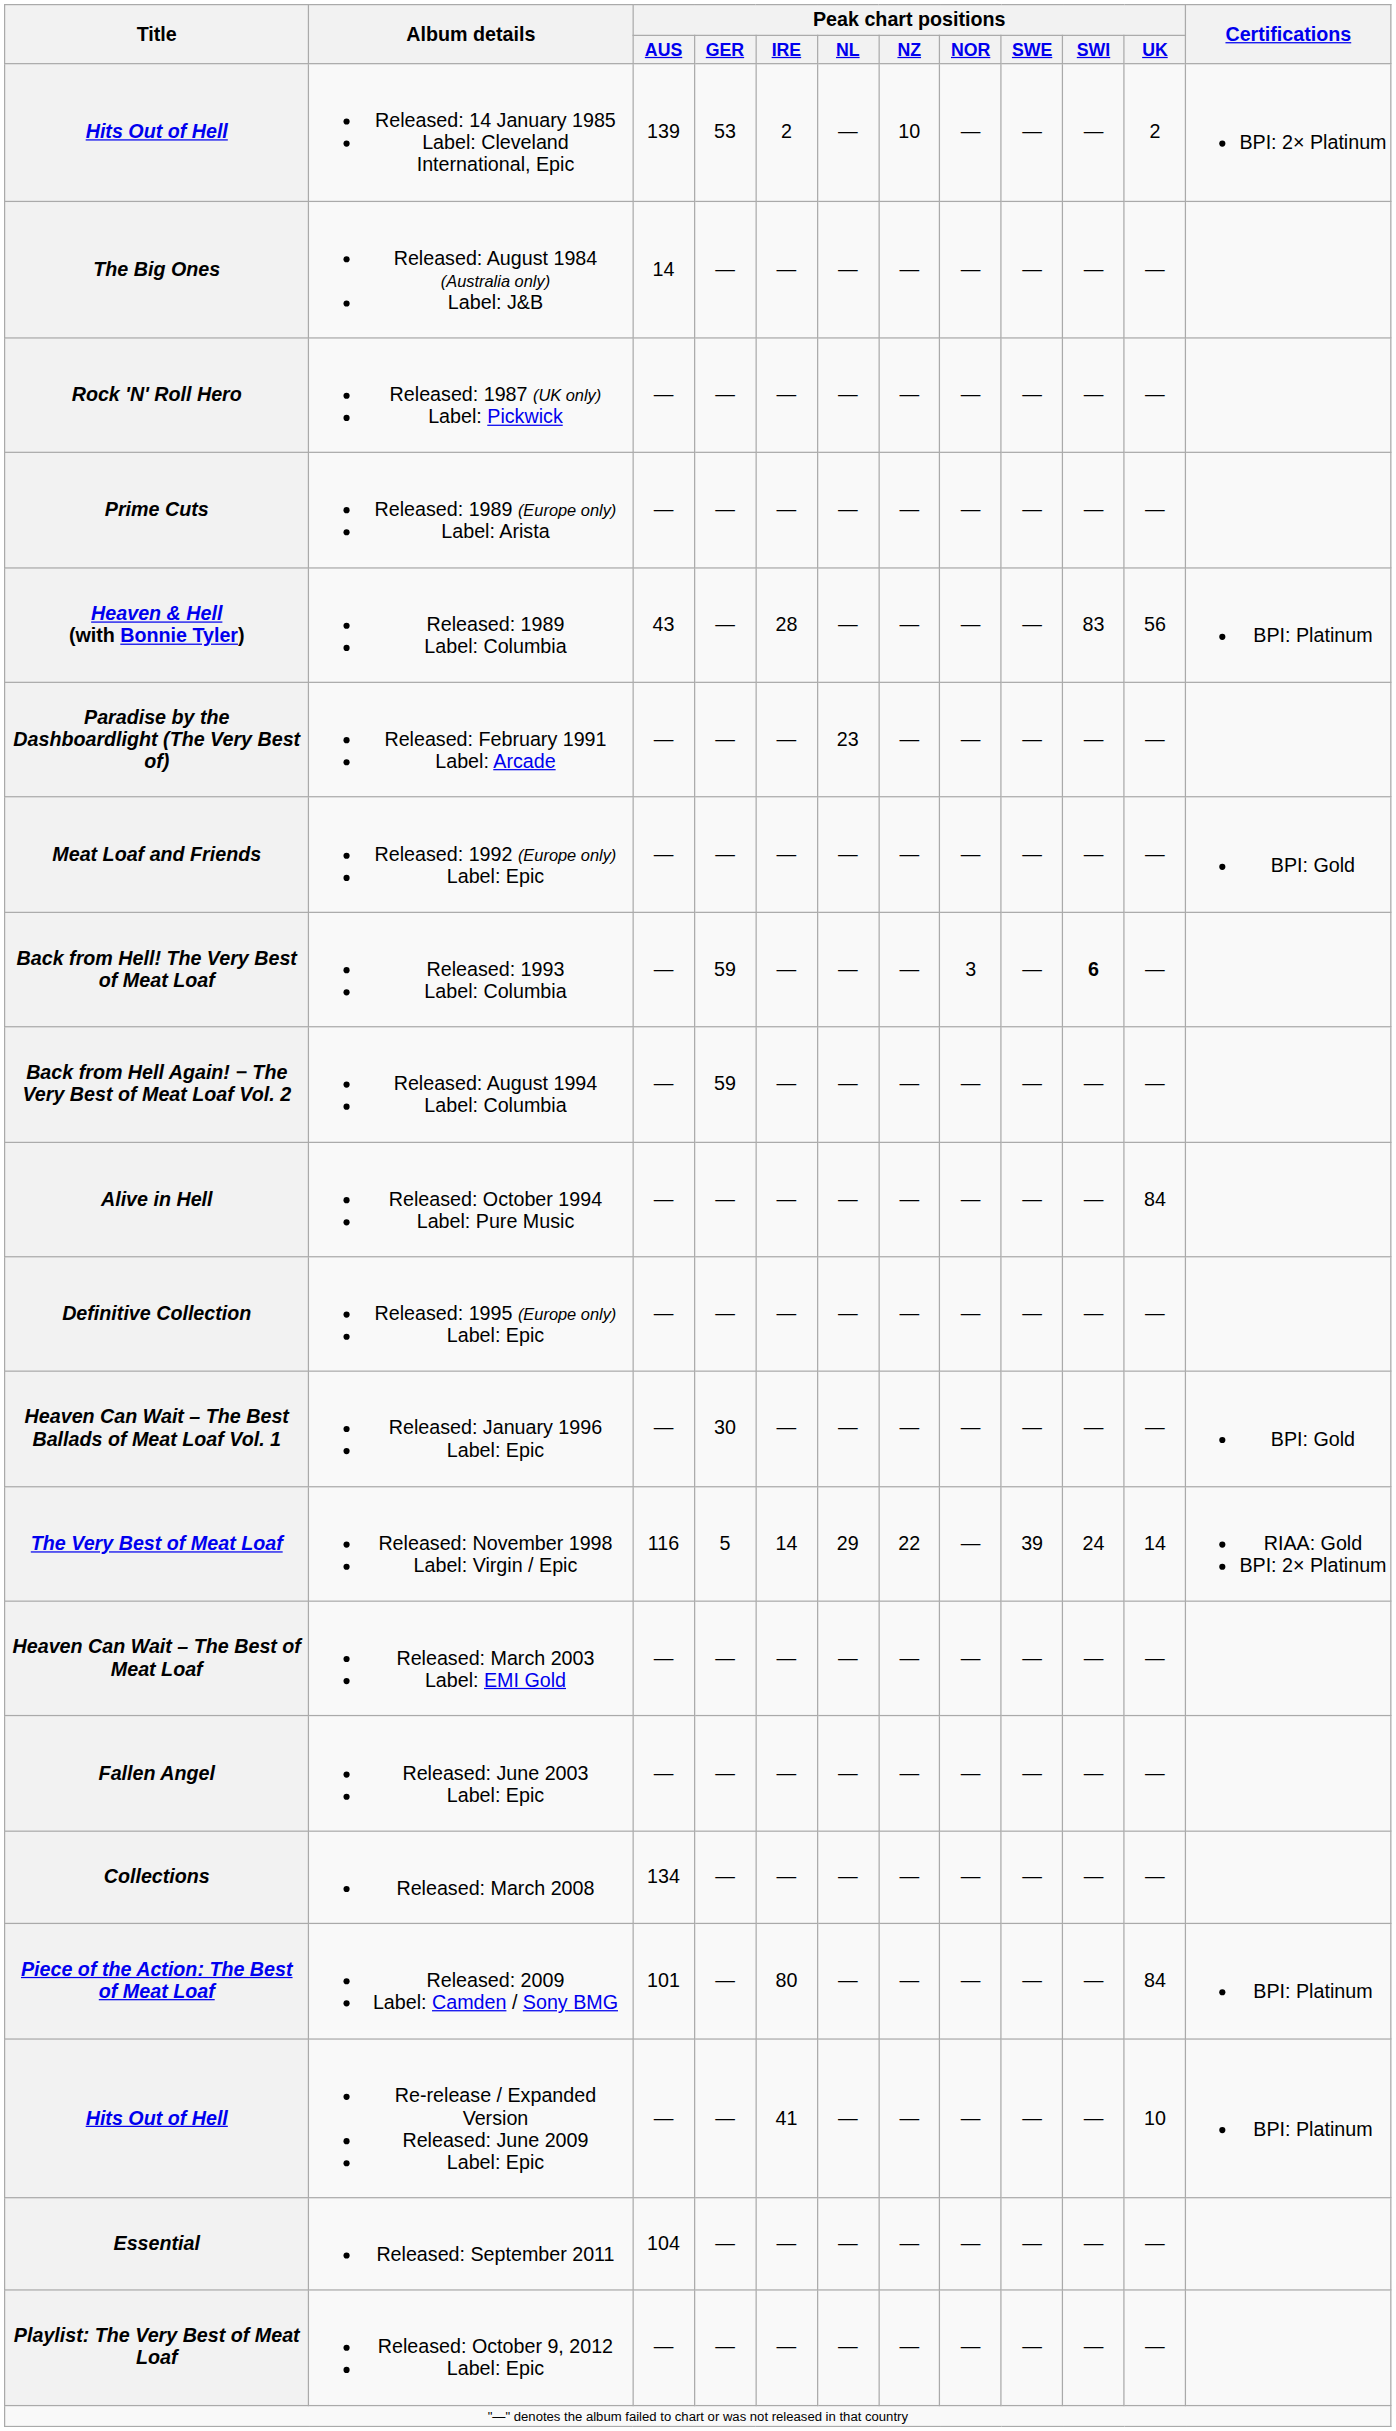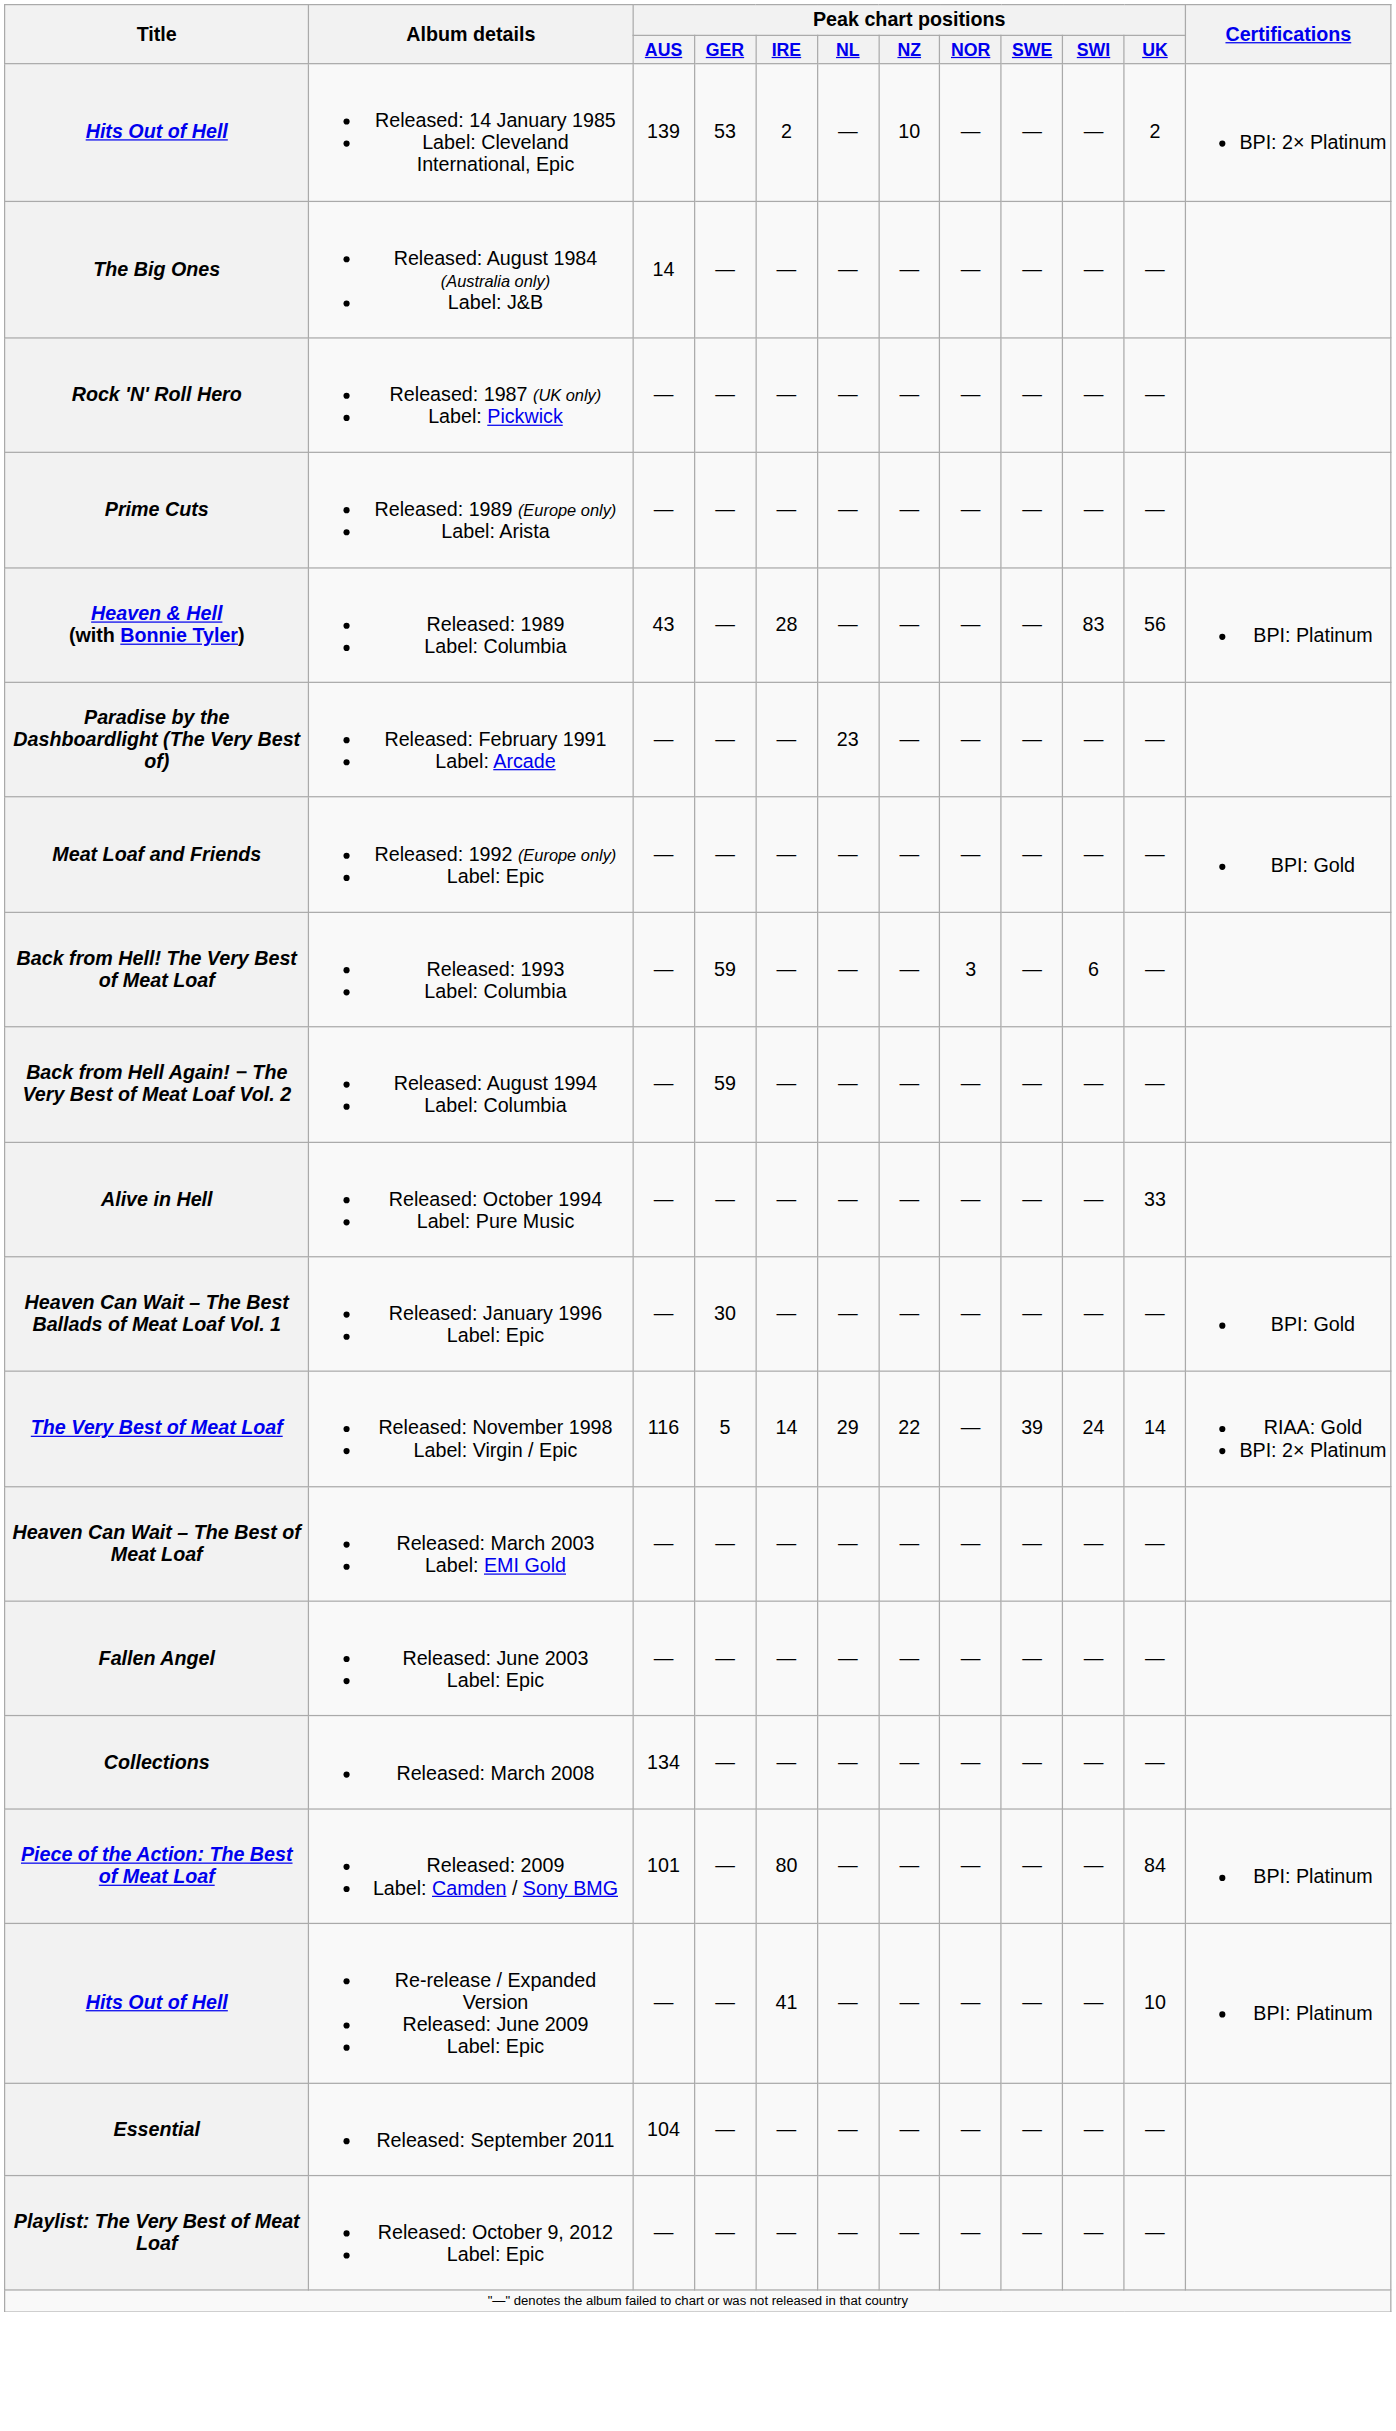(1094, 969) bold -> (1094, 969) normal
(1155, 1199) 84 -> (1155, 1199) 33
- row: (157, 1313)
